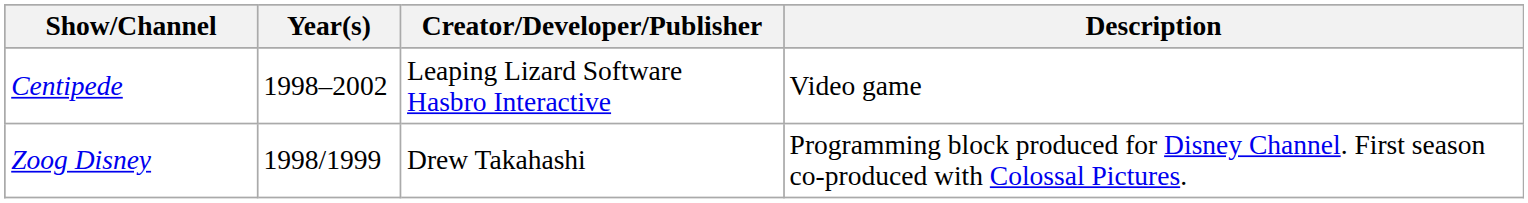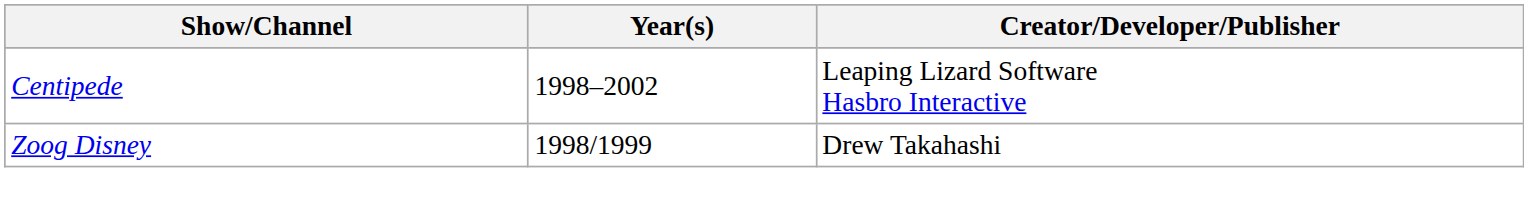- column: (1153, 26)
